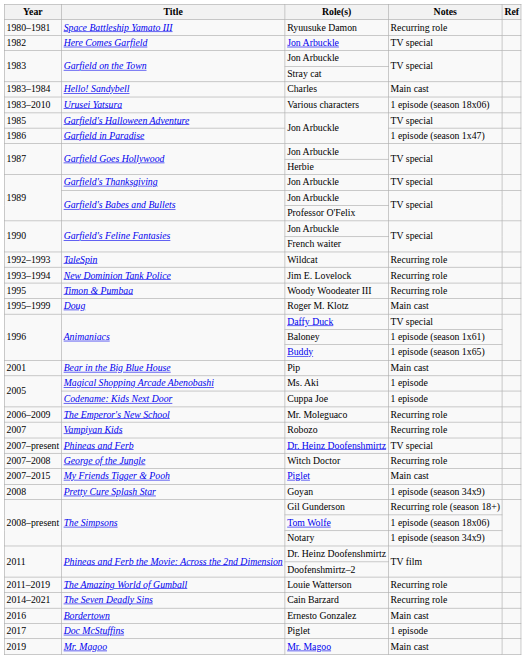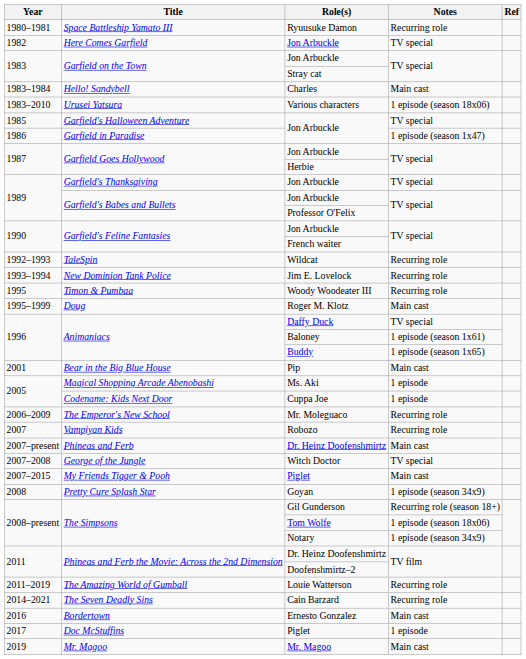(412, 445) TV special -> (410, 445) Main cast
(419, 461) Recurring role -> (412, 461) TV special
